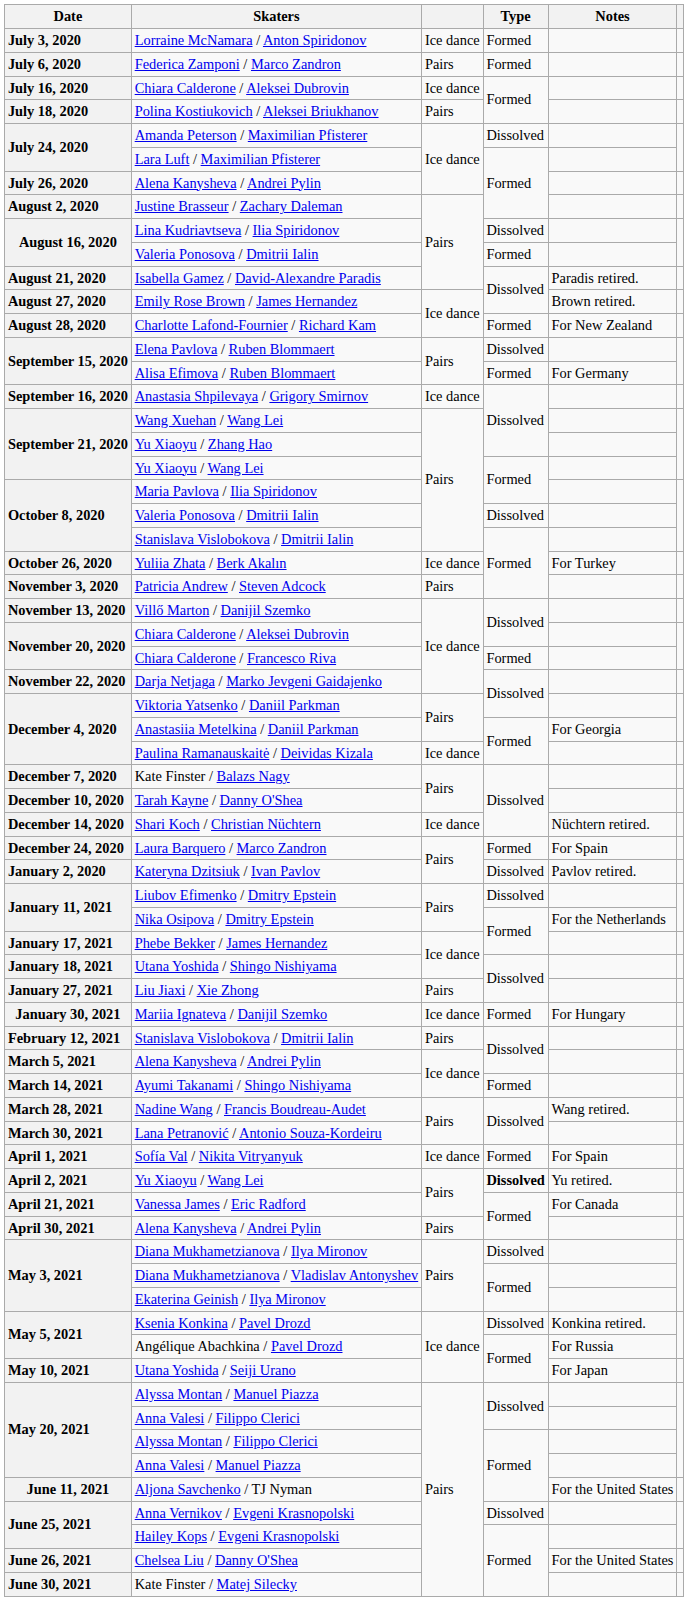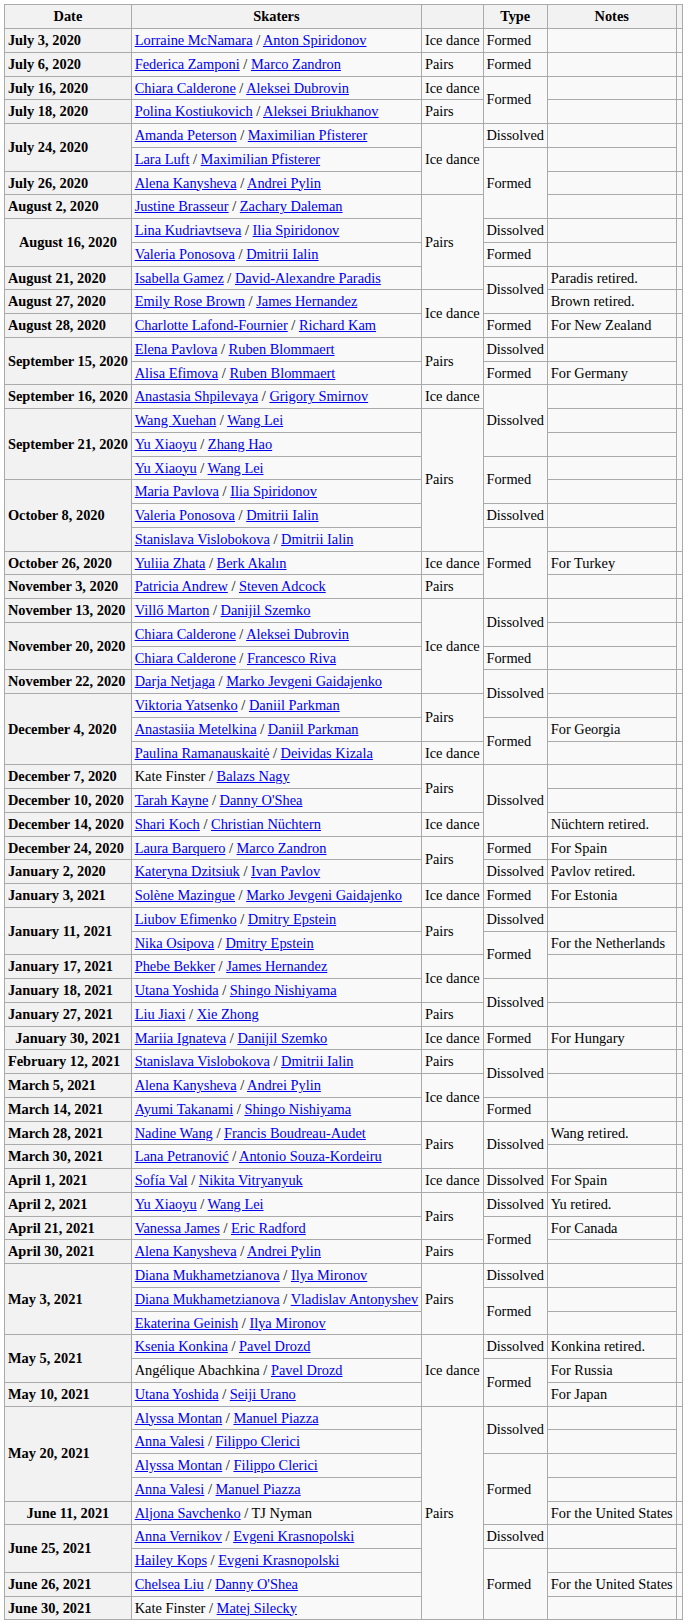+ row: (57, 895)
(509, 1156) Formed -> (515, 1180) Dissolved
(516, 1180) bold -> (515, 1204) normal
